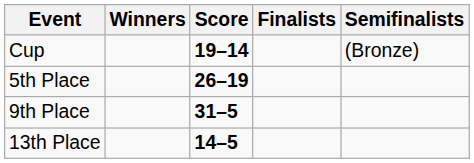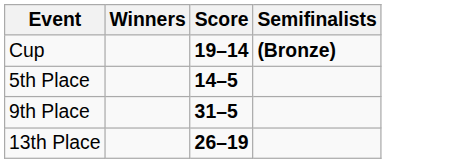- column: (297, 19)
(382, 50) normal -> (297, 50) bold
(222, 81) 26–19 -> (216, 81) 14–5
(216, 142) 14–5 -> (222, 142) 26–19
